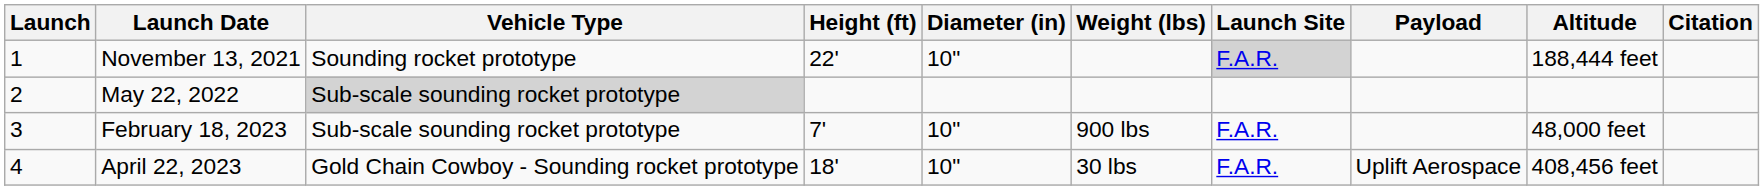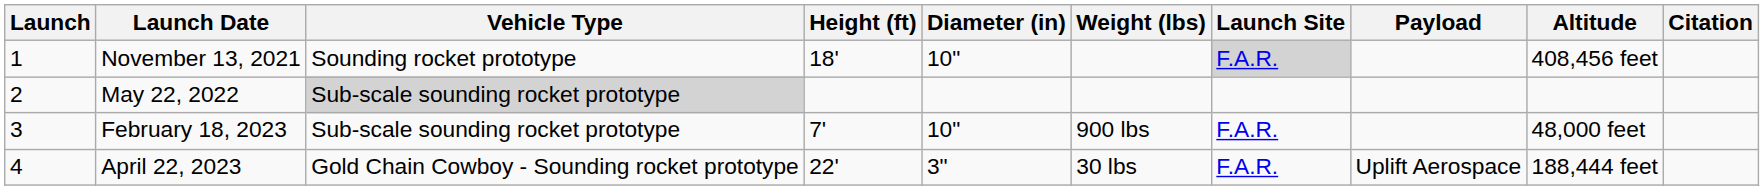(824, 58) 22' -> (824, 58) 18'
(1595, 58) 188,444 feet -> (1595, 58) 408,456 feet
(824, 166) 18' -> (824, 166) 22'
(944, 166) 10" -> (937, 166) 3"
(1595, 166) 408,456 feet -> (1595, 166) 188,444 feet
